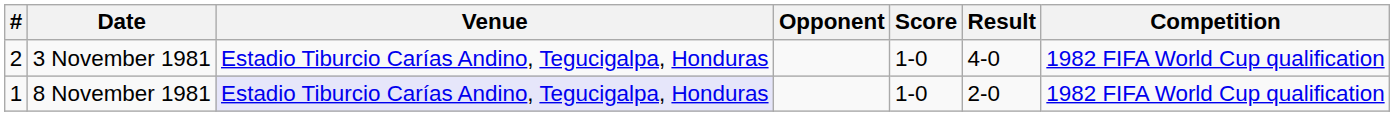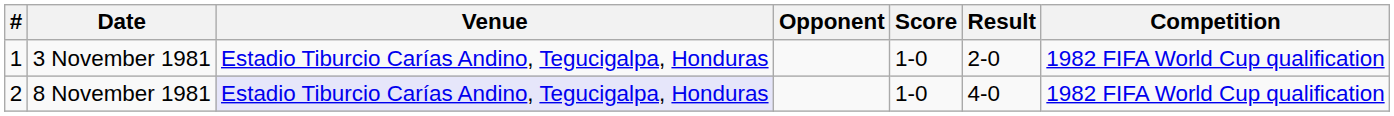(16, 57) 2 -> (16, 57) 1
(984, 57) 4-0 -> (984, 57) 2-0
(16, 93) 1 -> (16, 93) 2
(984, 93) 2-0 -> (984, 93) 4-0
